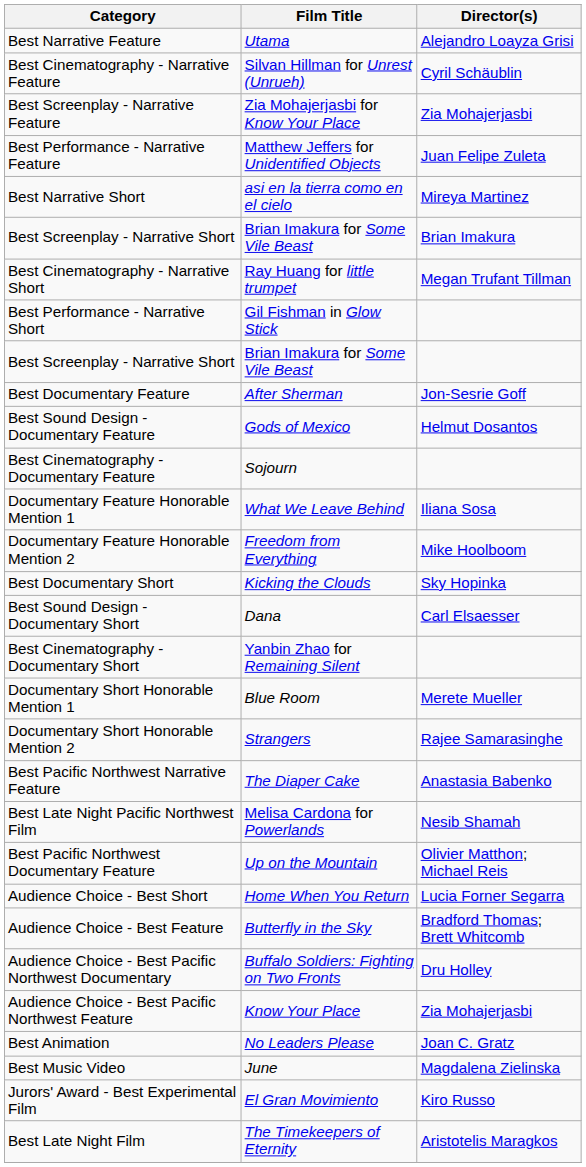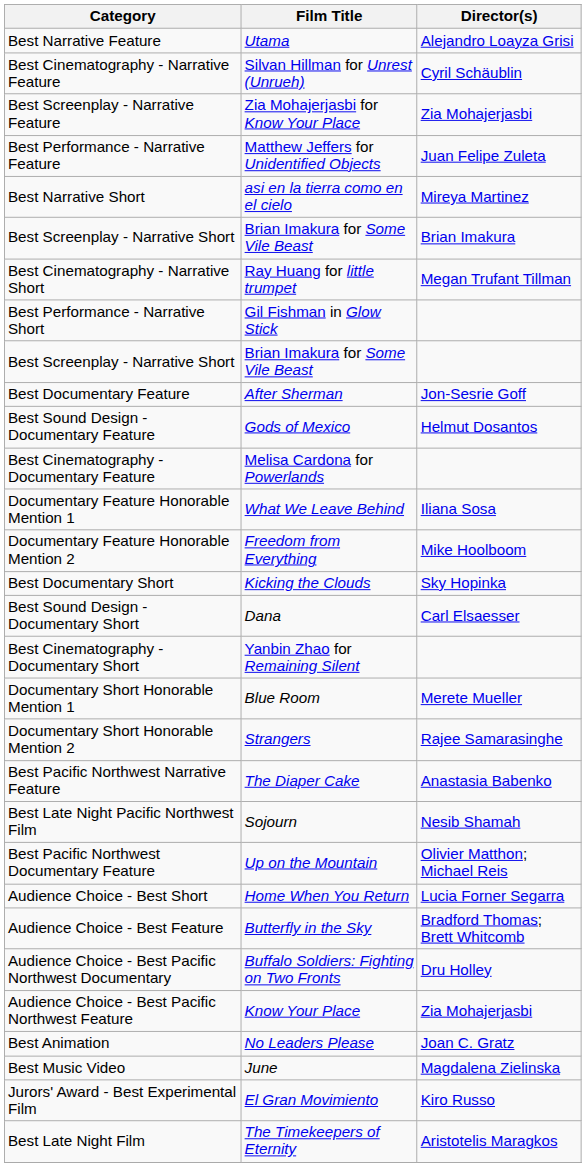(271, 468) Sojourn -> (309, 468) Melisa Cardona for Powerlands
(309, 822) Melisa Cardona for Powerlands -> (271, 822) Sojourn
